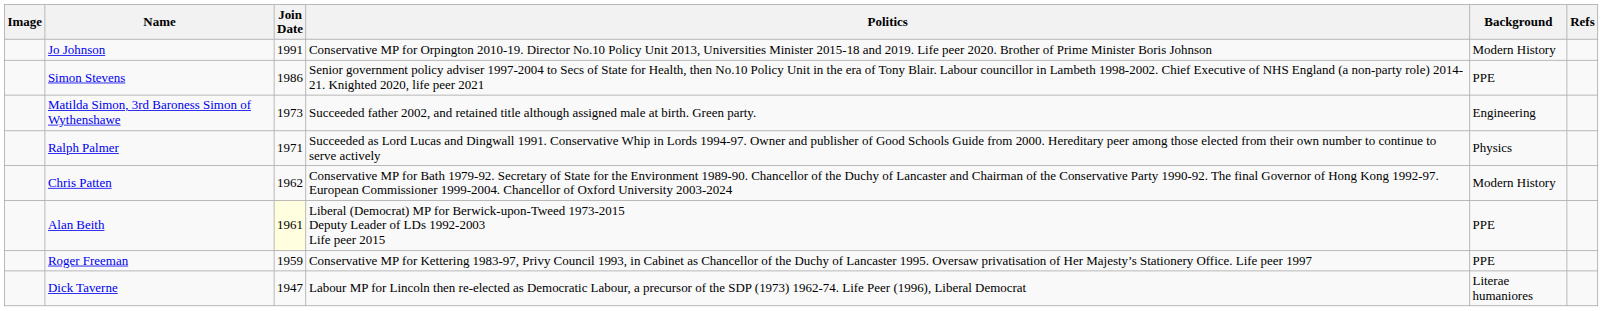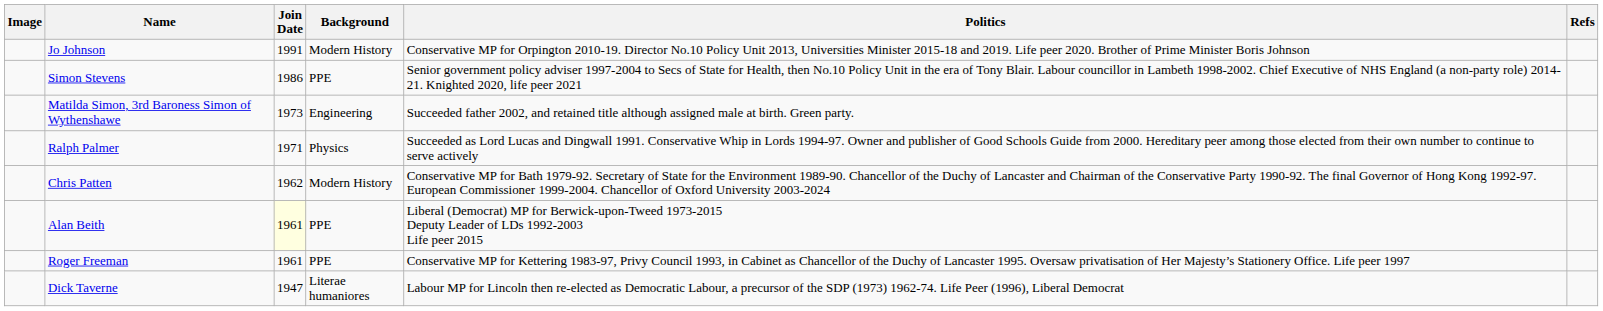columns swapped: (1518, 22) <-> (888, 22)
(290, 260) 1959 -> (290, 260) 1961
